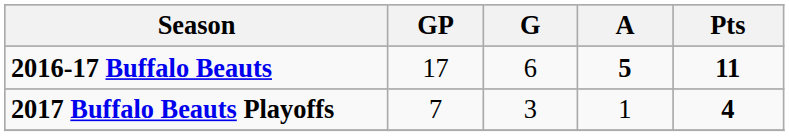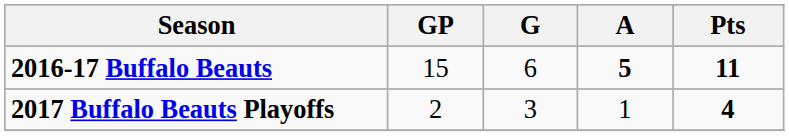(436, 67) 17 -> (436, 67) 15
(436, 109) 7 -> (436, 109) 2
